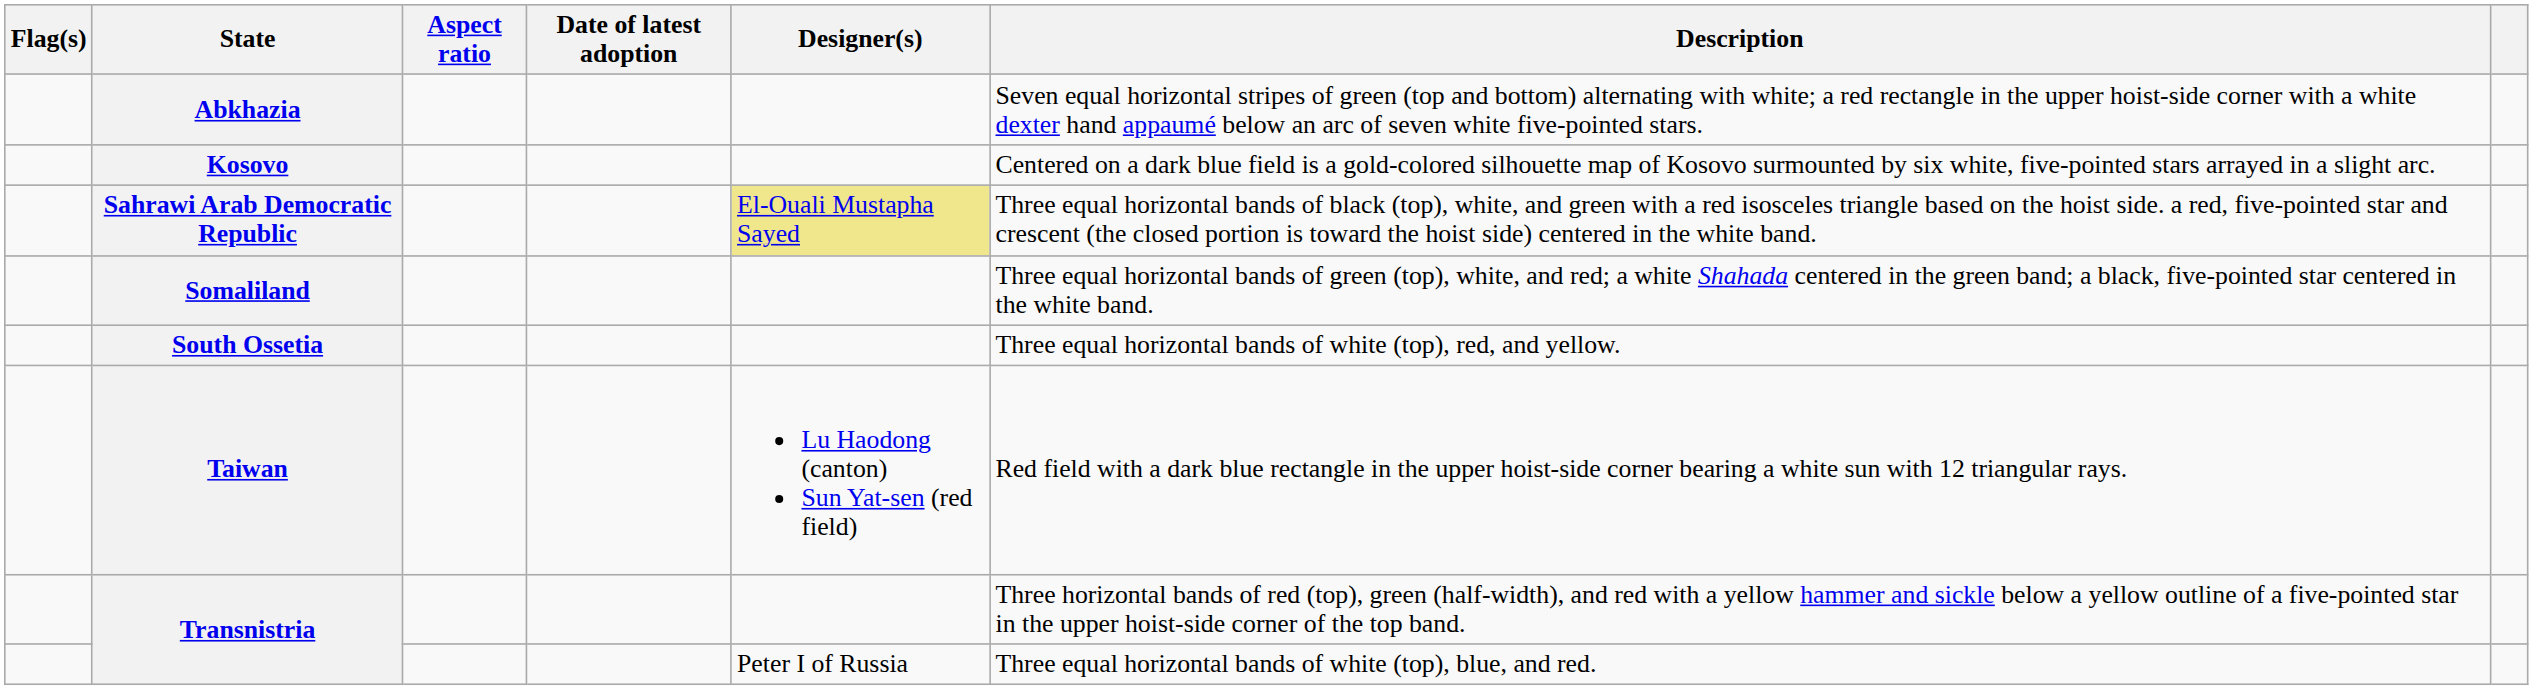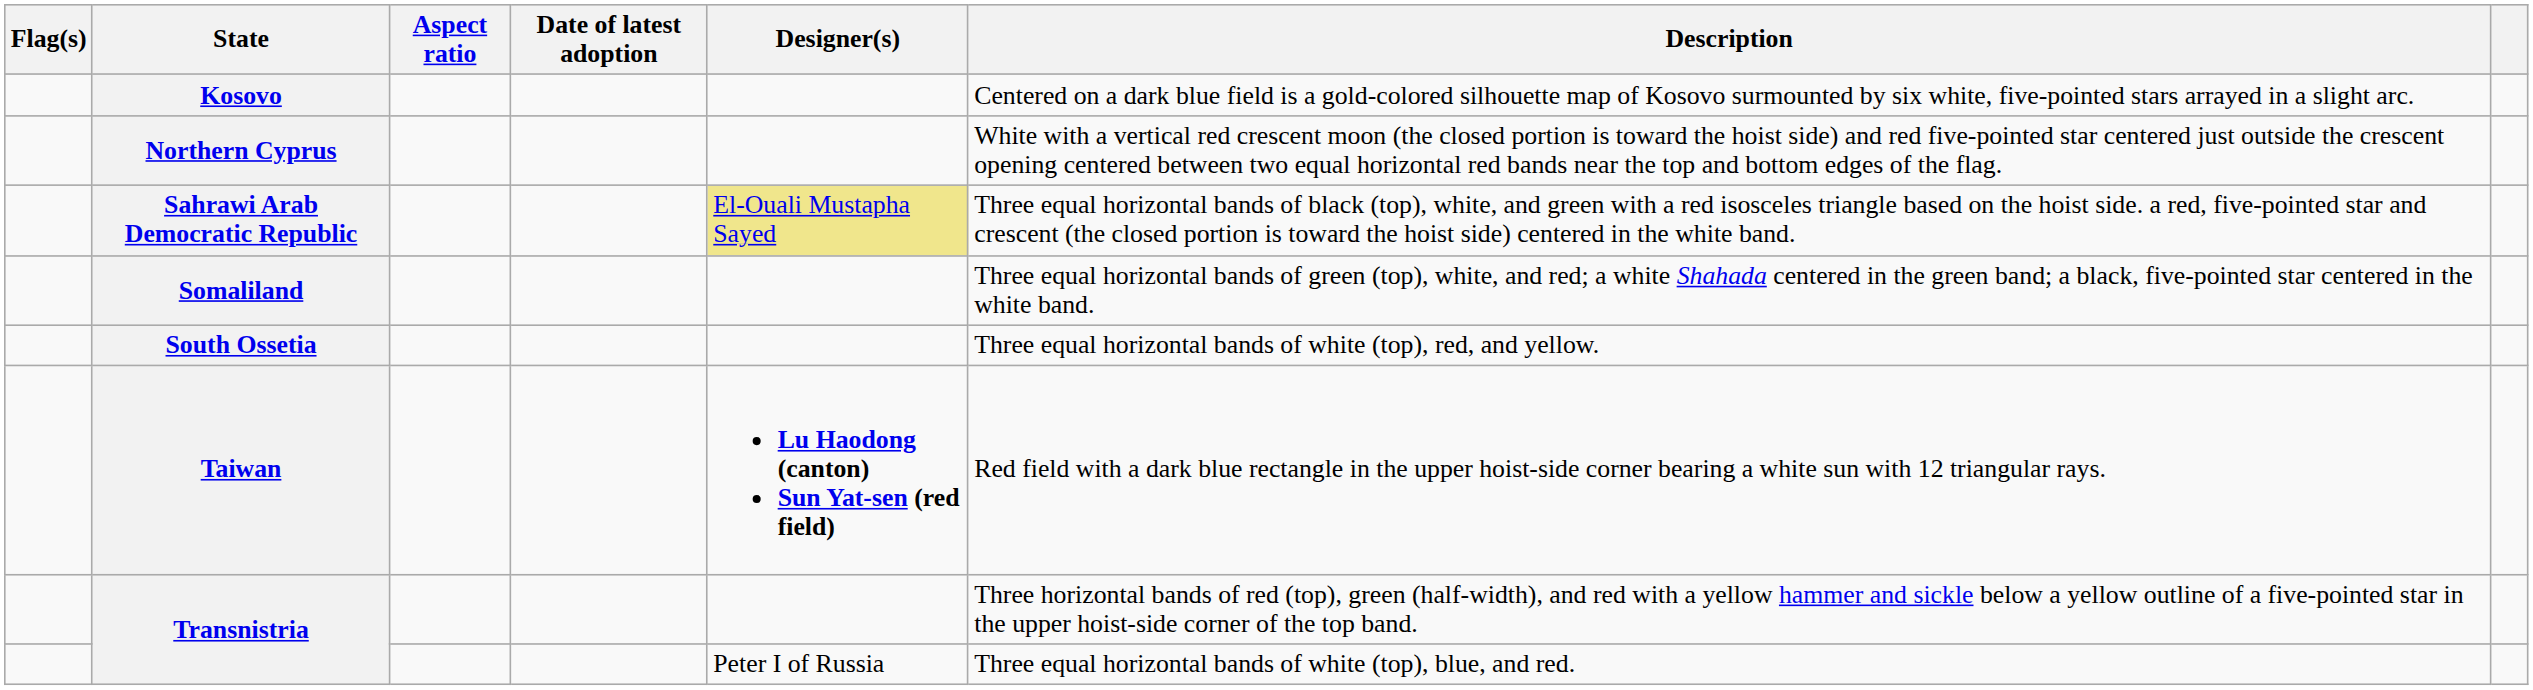- row: (49, 110)
+ row: (49, 150)
(860, 484) normal -> (838, 484) bold
